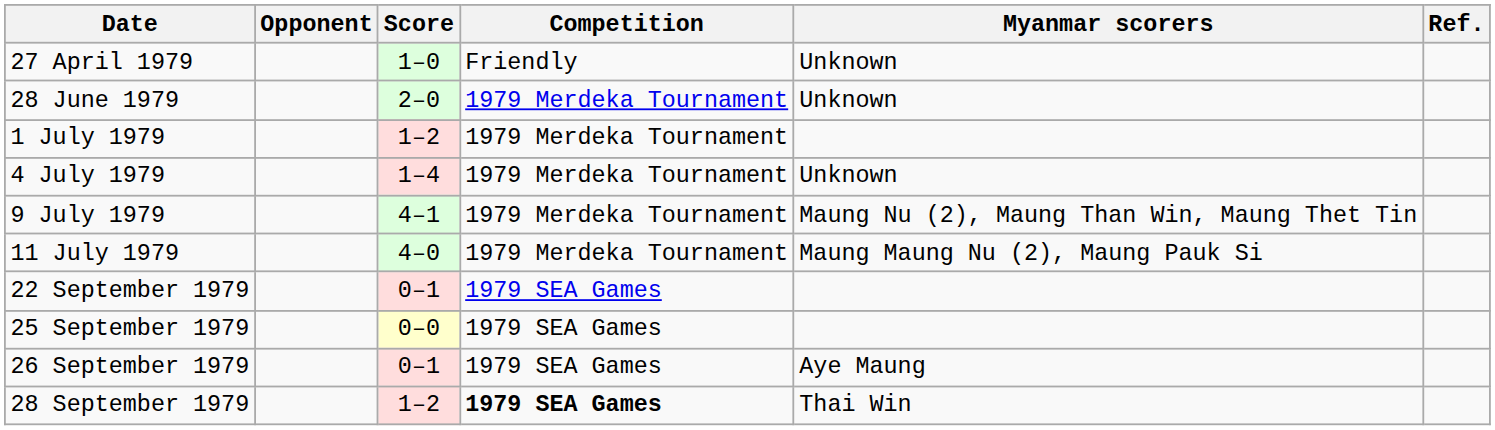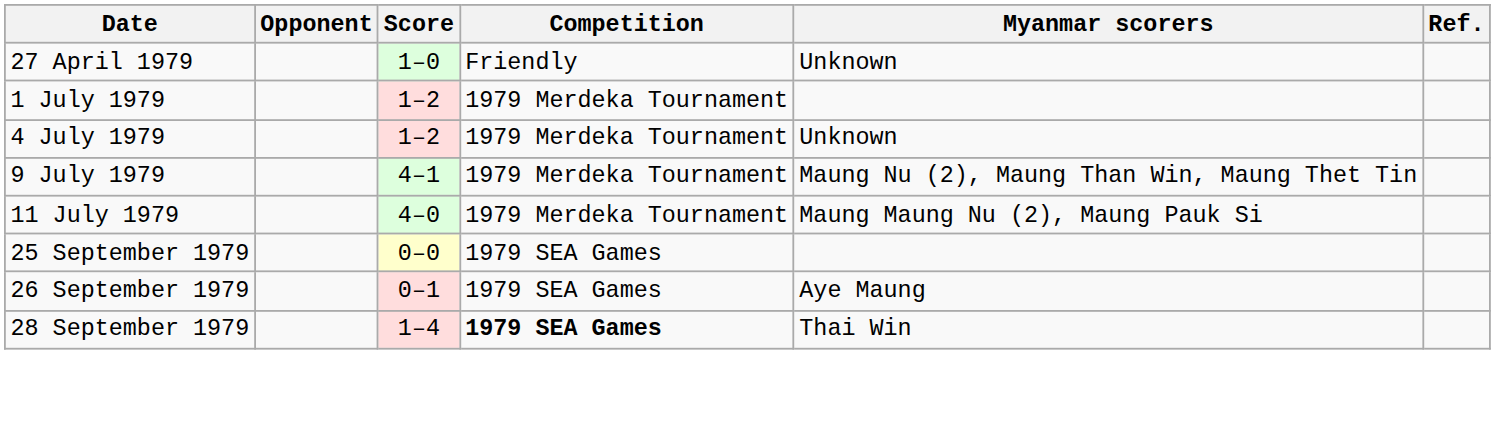- row: (95, 100)
(419, 177) 1–4 -> (419, 138) 1–2
- row: (130, 291)
(419, 405) 1–2 -> (419, 329) 1–4
